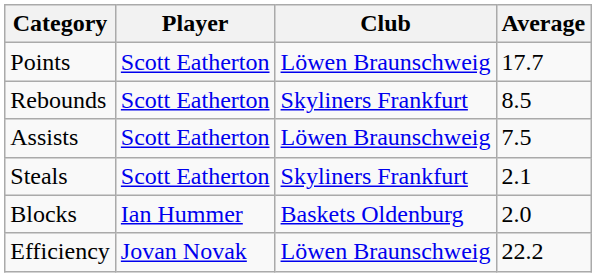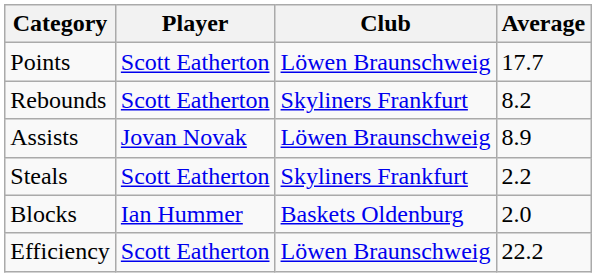(517, 99) 8.5 -> (517, 99) 8.2
(195, 137) Scott Eatherton -> (184, 137) Jovan Novak
(517, 137) 7.5 -> (517, 137) 8.9
(517, 175) 2.1 -> (517, 175) 2.2
(184, 251) Jovan Novak -> (195, 251) Scott Eatherton
